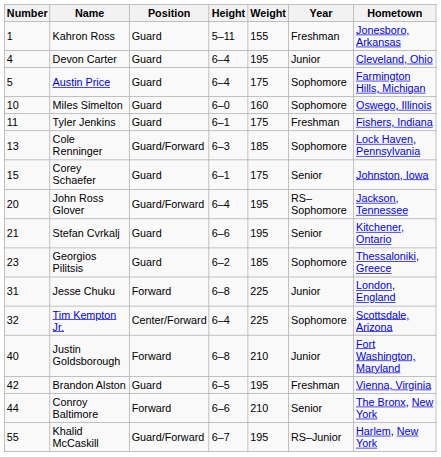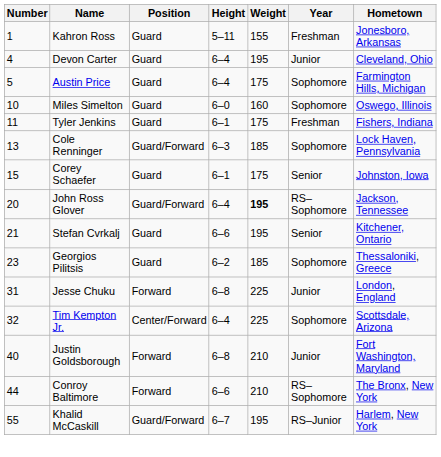(259, 204) normal -> (259, 204) bold
- row: (89, 385)
(307, 408) Senior -> (319, 391) RS–Sophomore
